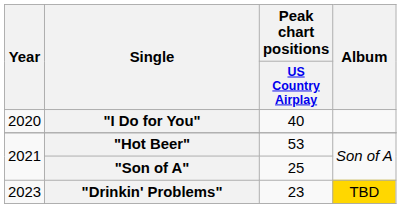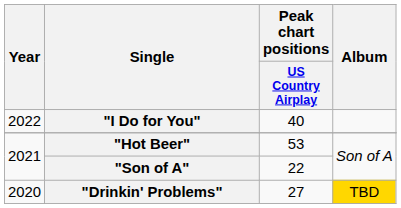(24, 121) 2020 -> (24, 121) 2022
(296, 168) 25 -> (296, 168) 22
(24, 191) 2023 -> (24, 191) 2020
(296, 191) 23 -> (296, 191) 27
